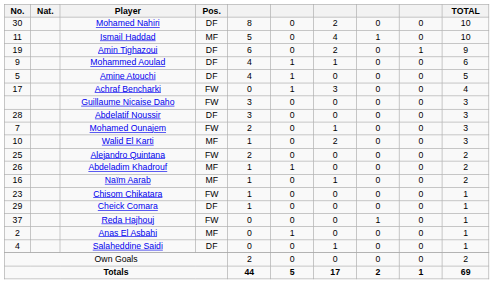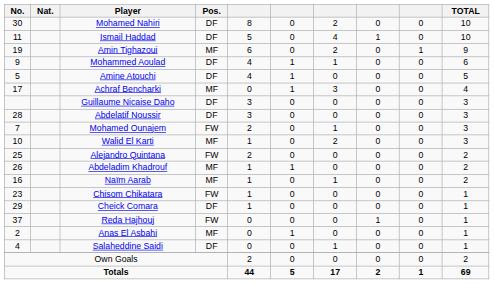(212, 36) MF -> (212, 36) DF
(212, 49) DF -> (212, 49) MF
(212, 89) FW -> (212, 89) MF
(212, 102) FW -> (212, 102) DF
